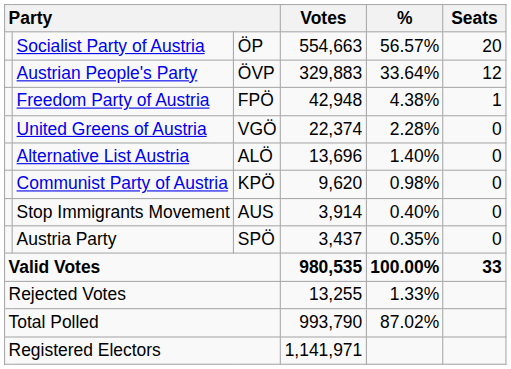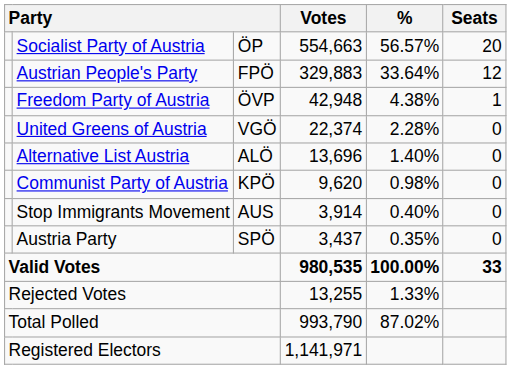(256, 73) ÖVP -> (256, 73) FPÖ
(256, 101) FPÖ -> (256, 101) ÖVP
